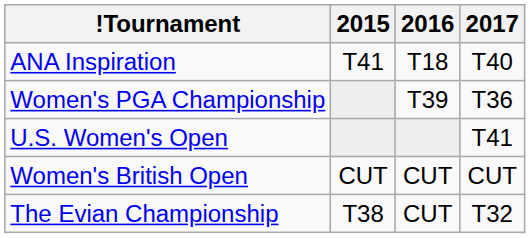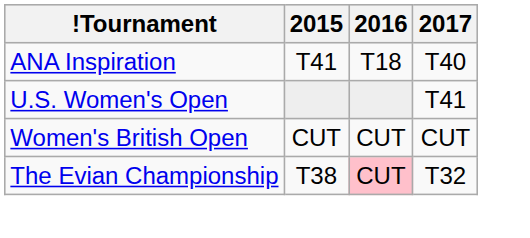- row: (168, 100)
(428, 214) no background -> (381, 176) pink background
